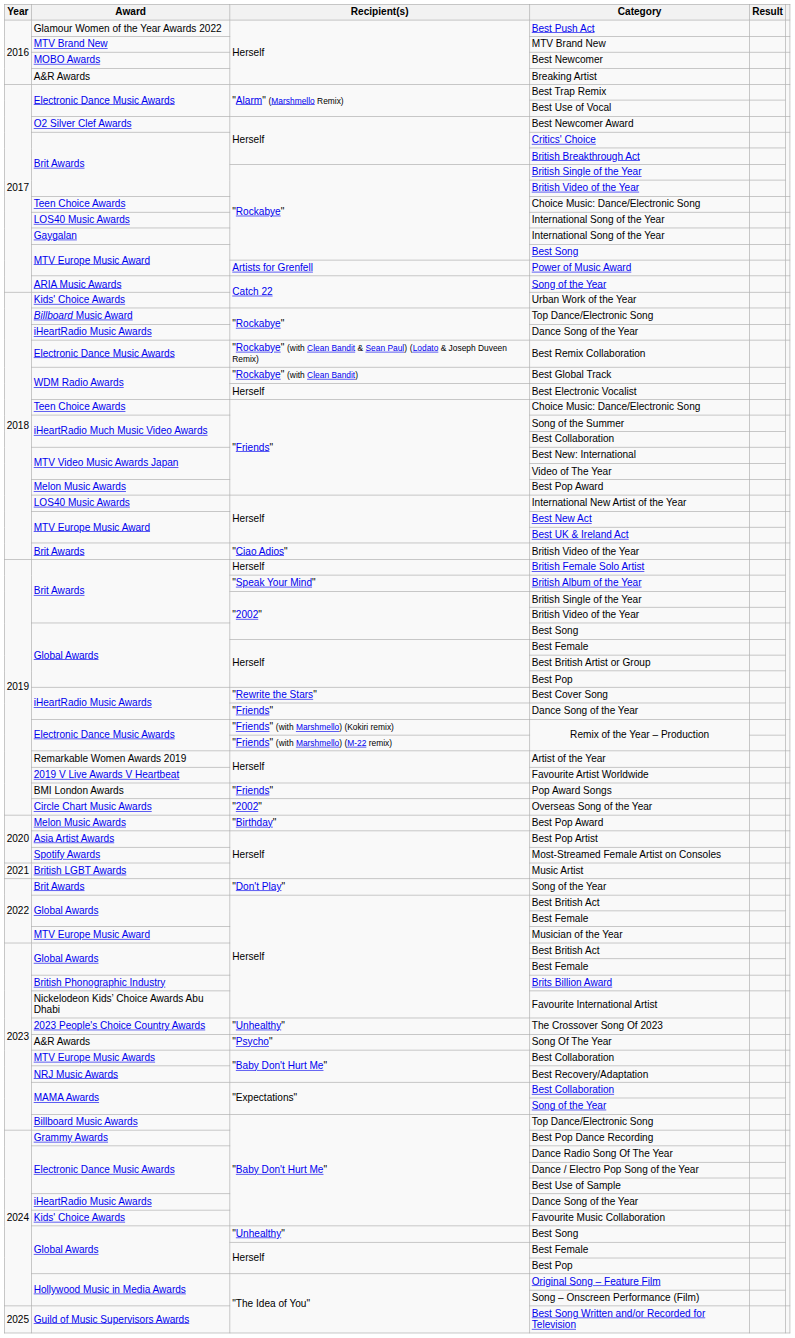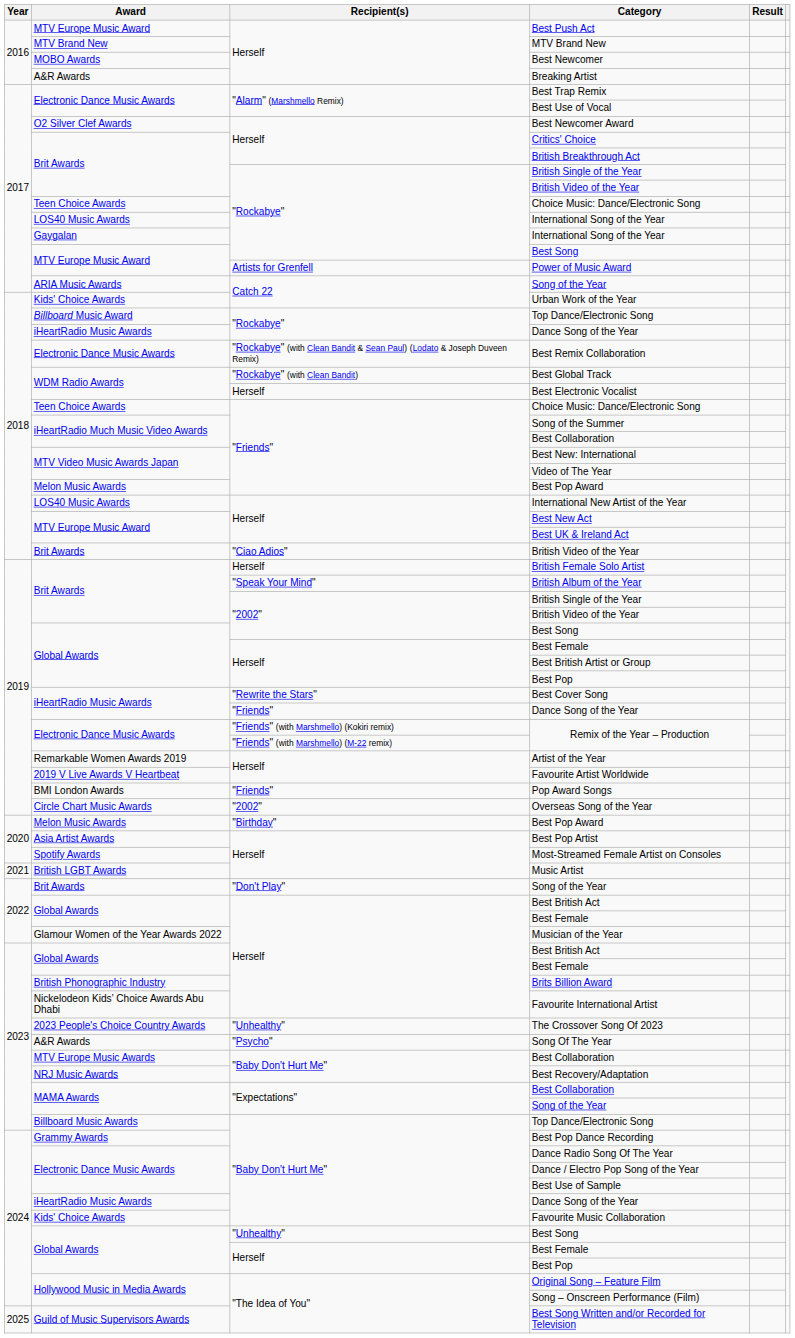(128, 28) Glamour Women of the Year Awards 2022 -> (92, 28) MTV Europe Music Award
(92, 935) MTV Europe Music Award -> (128, 935) Glamour Women of the Year Awards 2022
